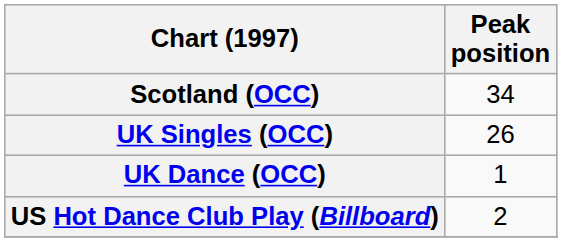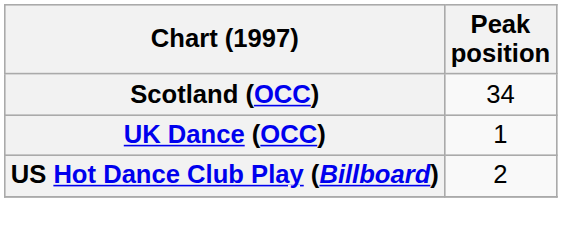- row: (225, 134)
